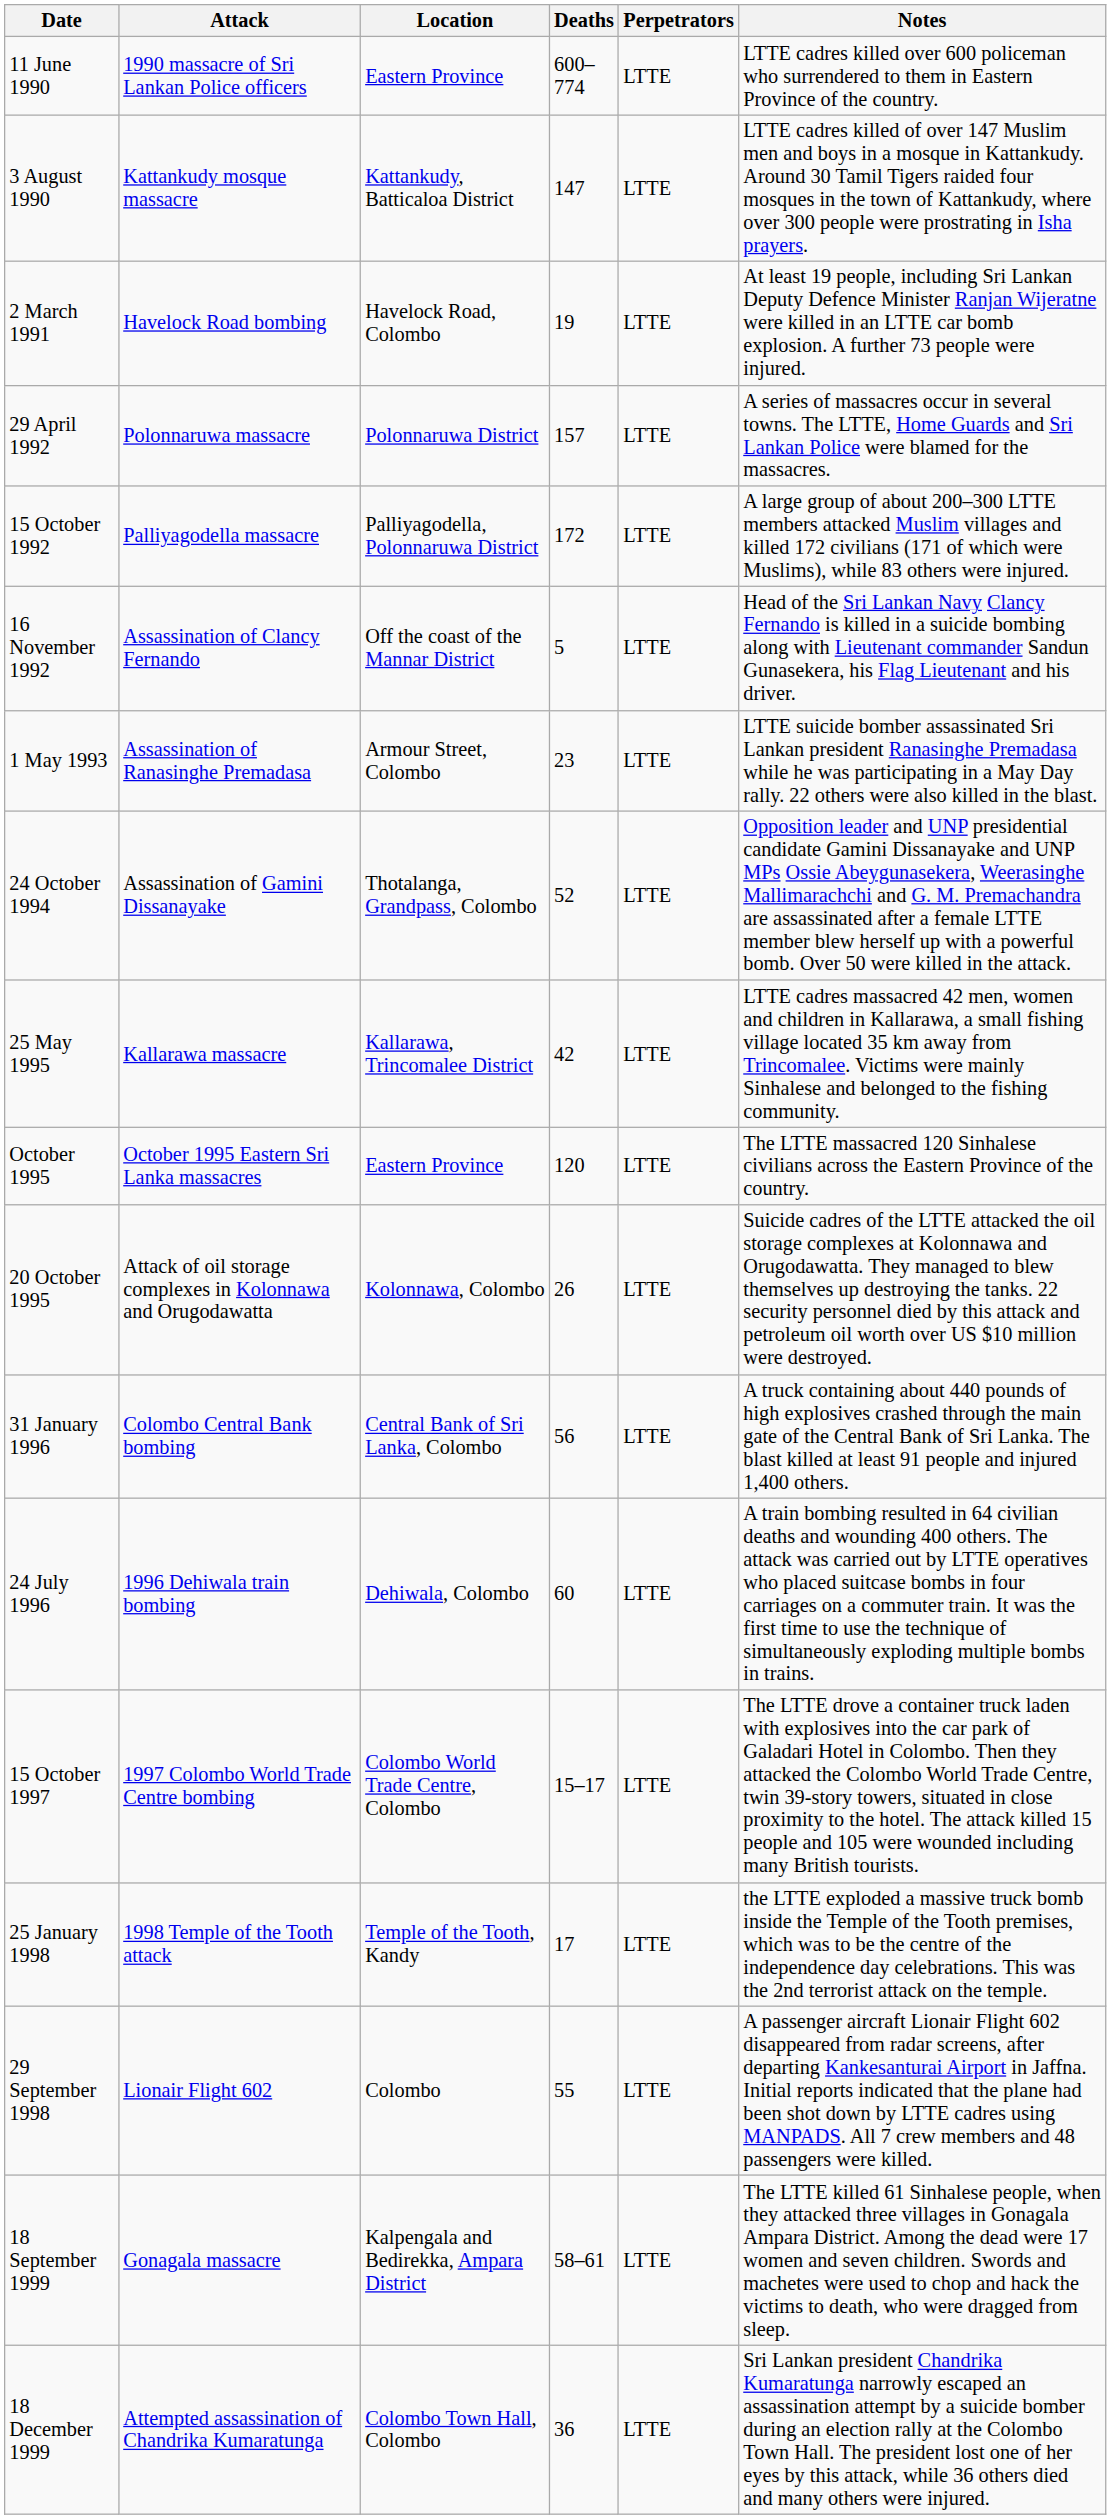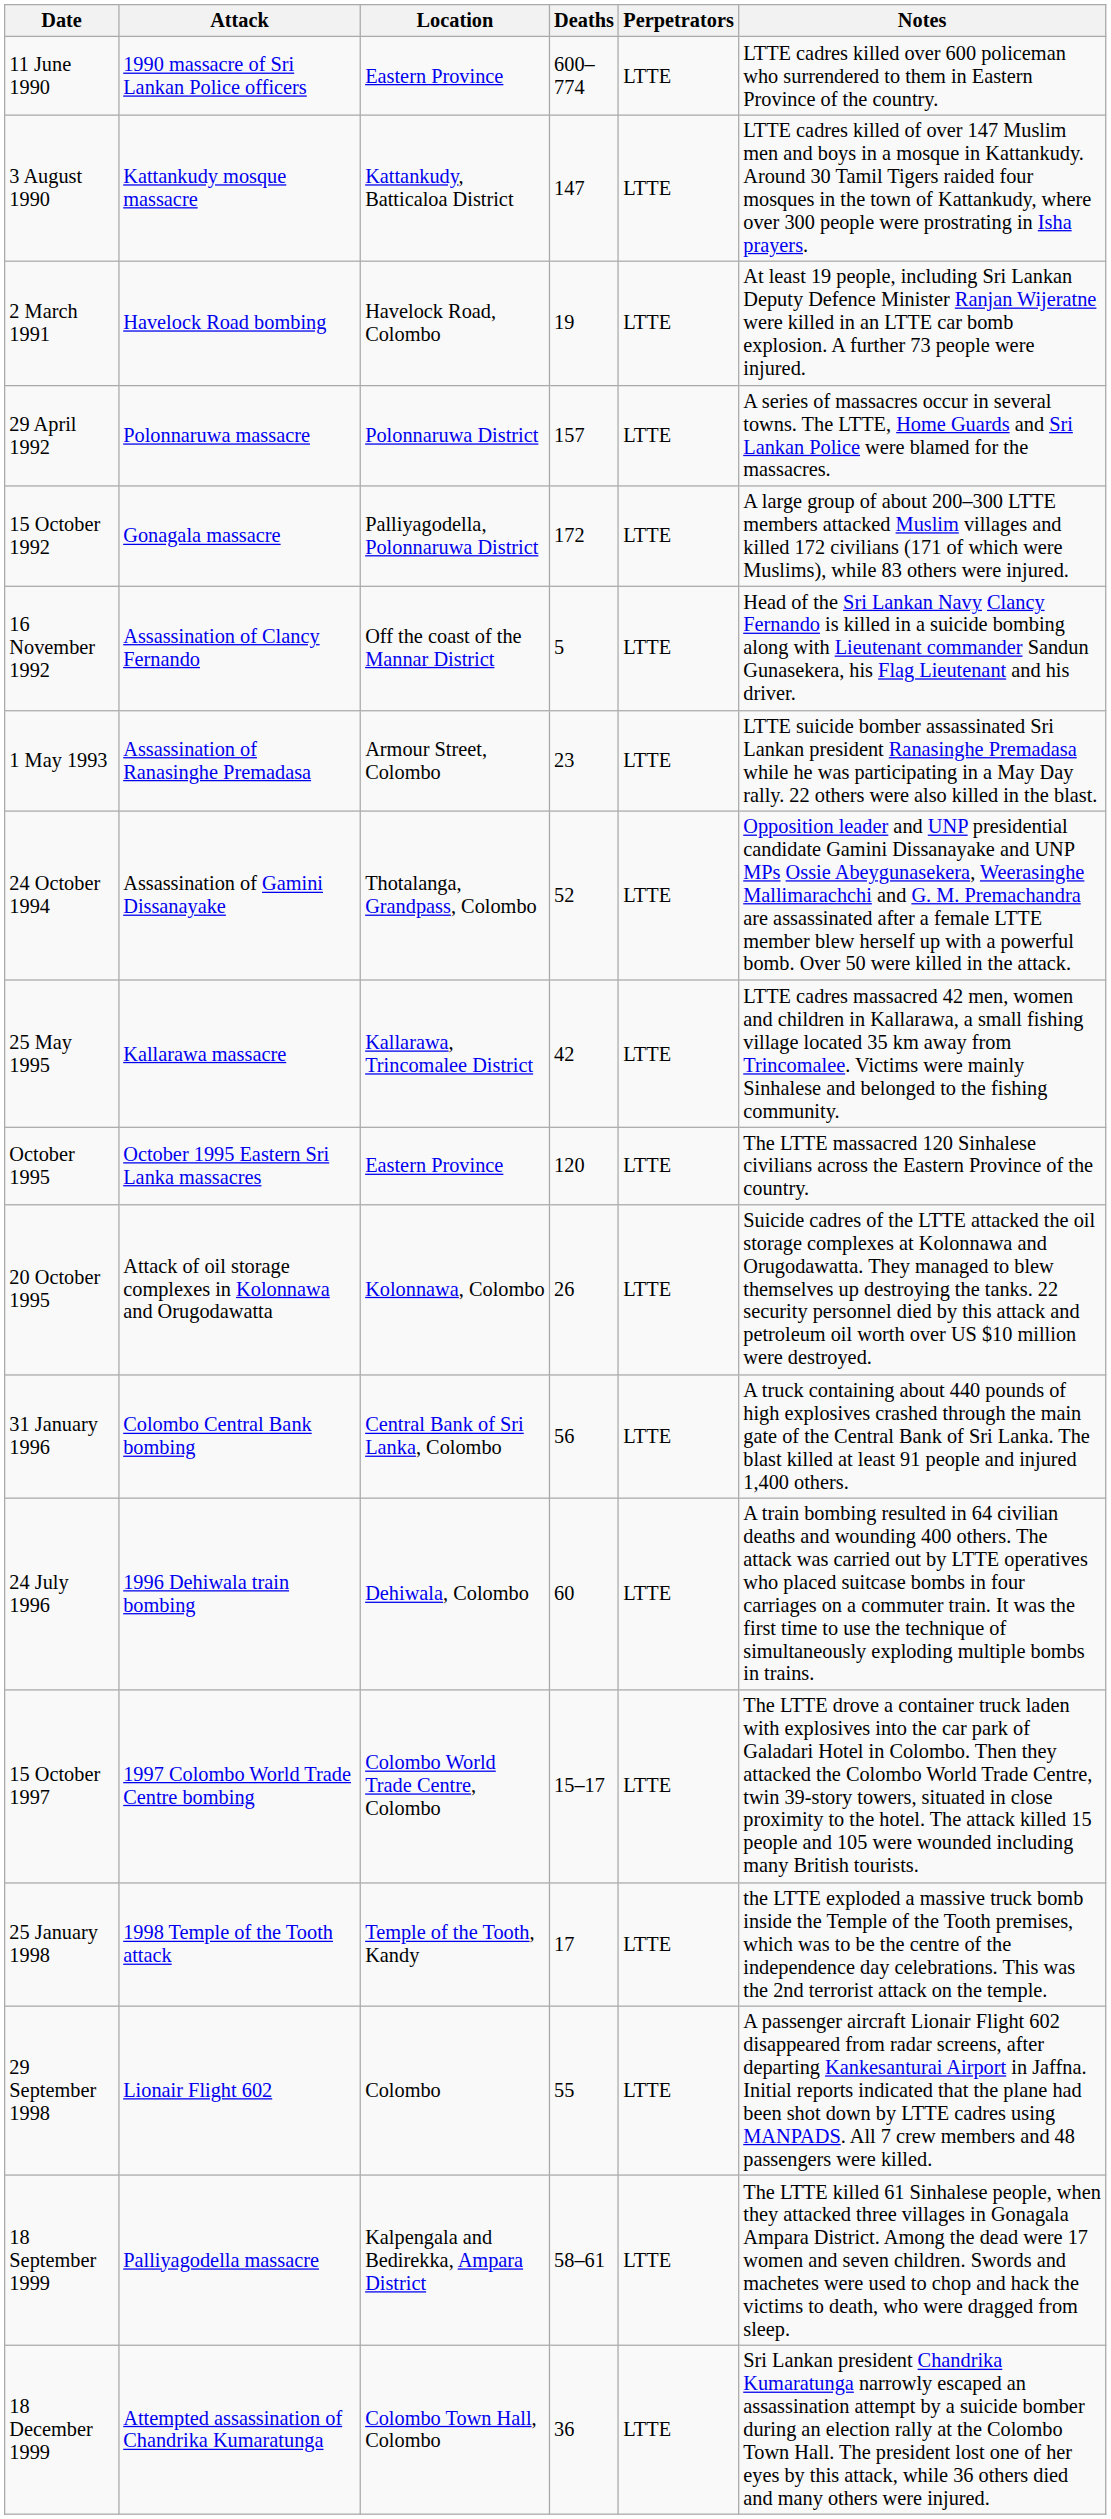(221, 536) Palliyagodella massacre -> (202, 536) Gonagala massacre
(202, 2260) Gonagala massacre -> (221, 2260) Palliyagodella massacre
